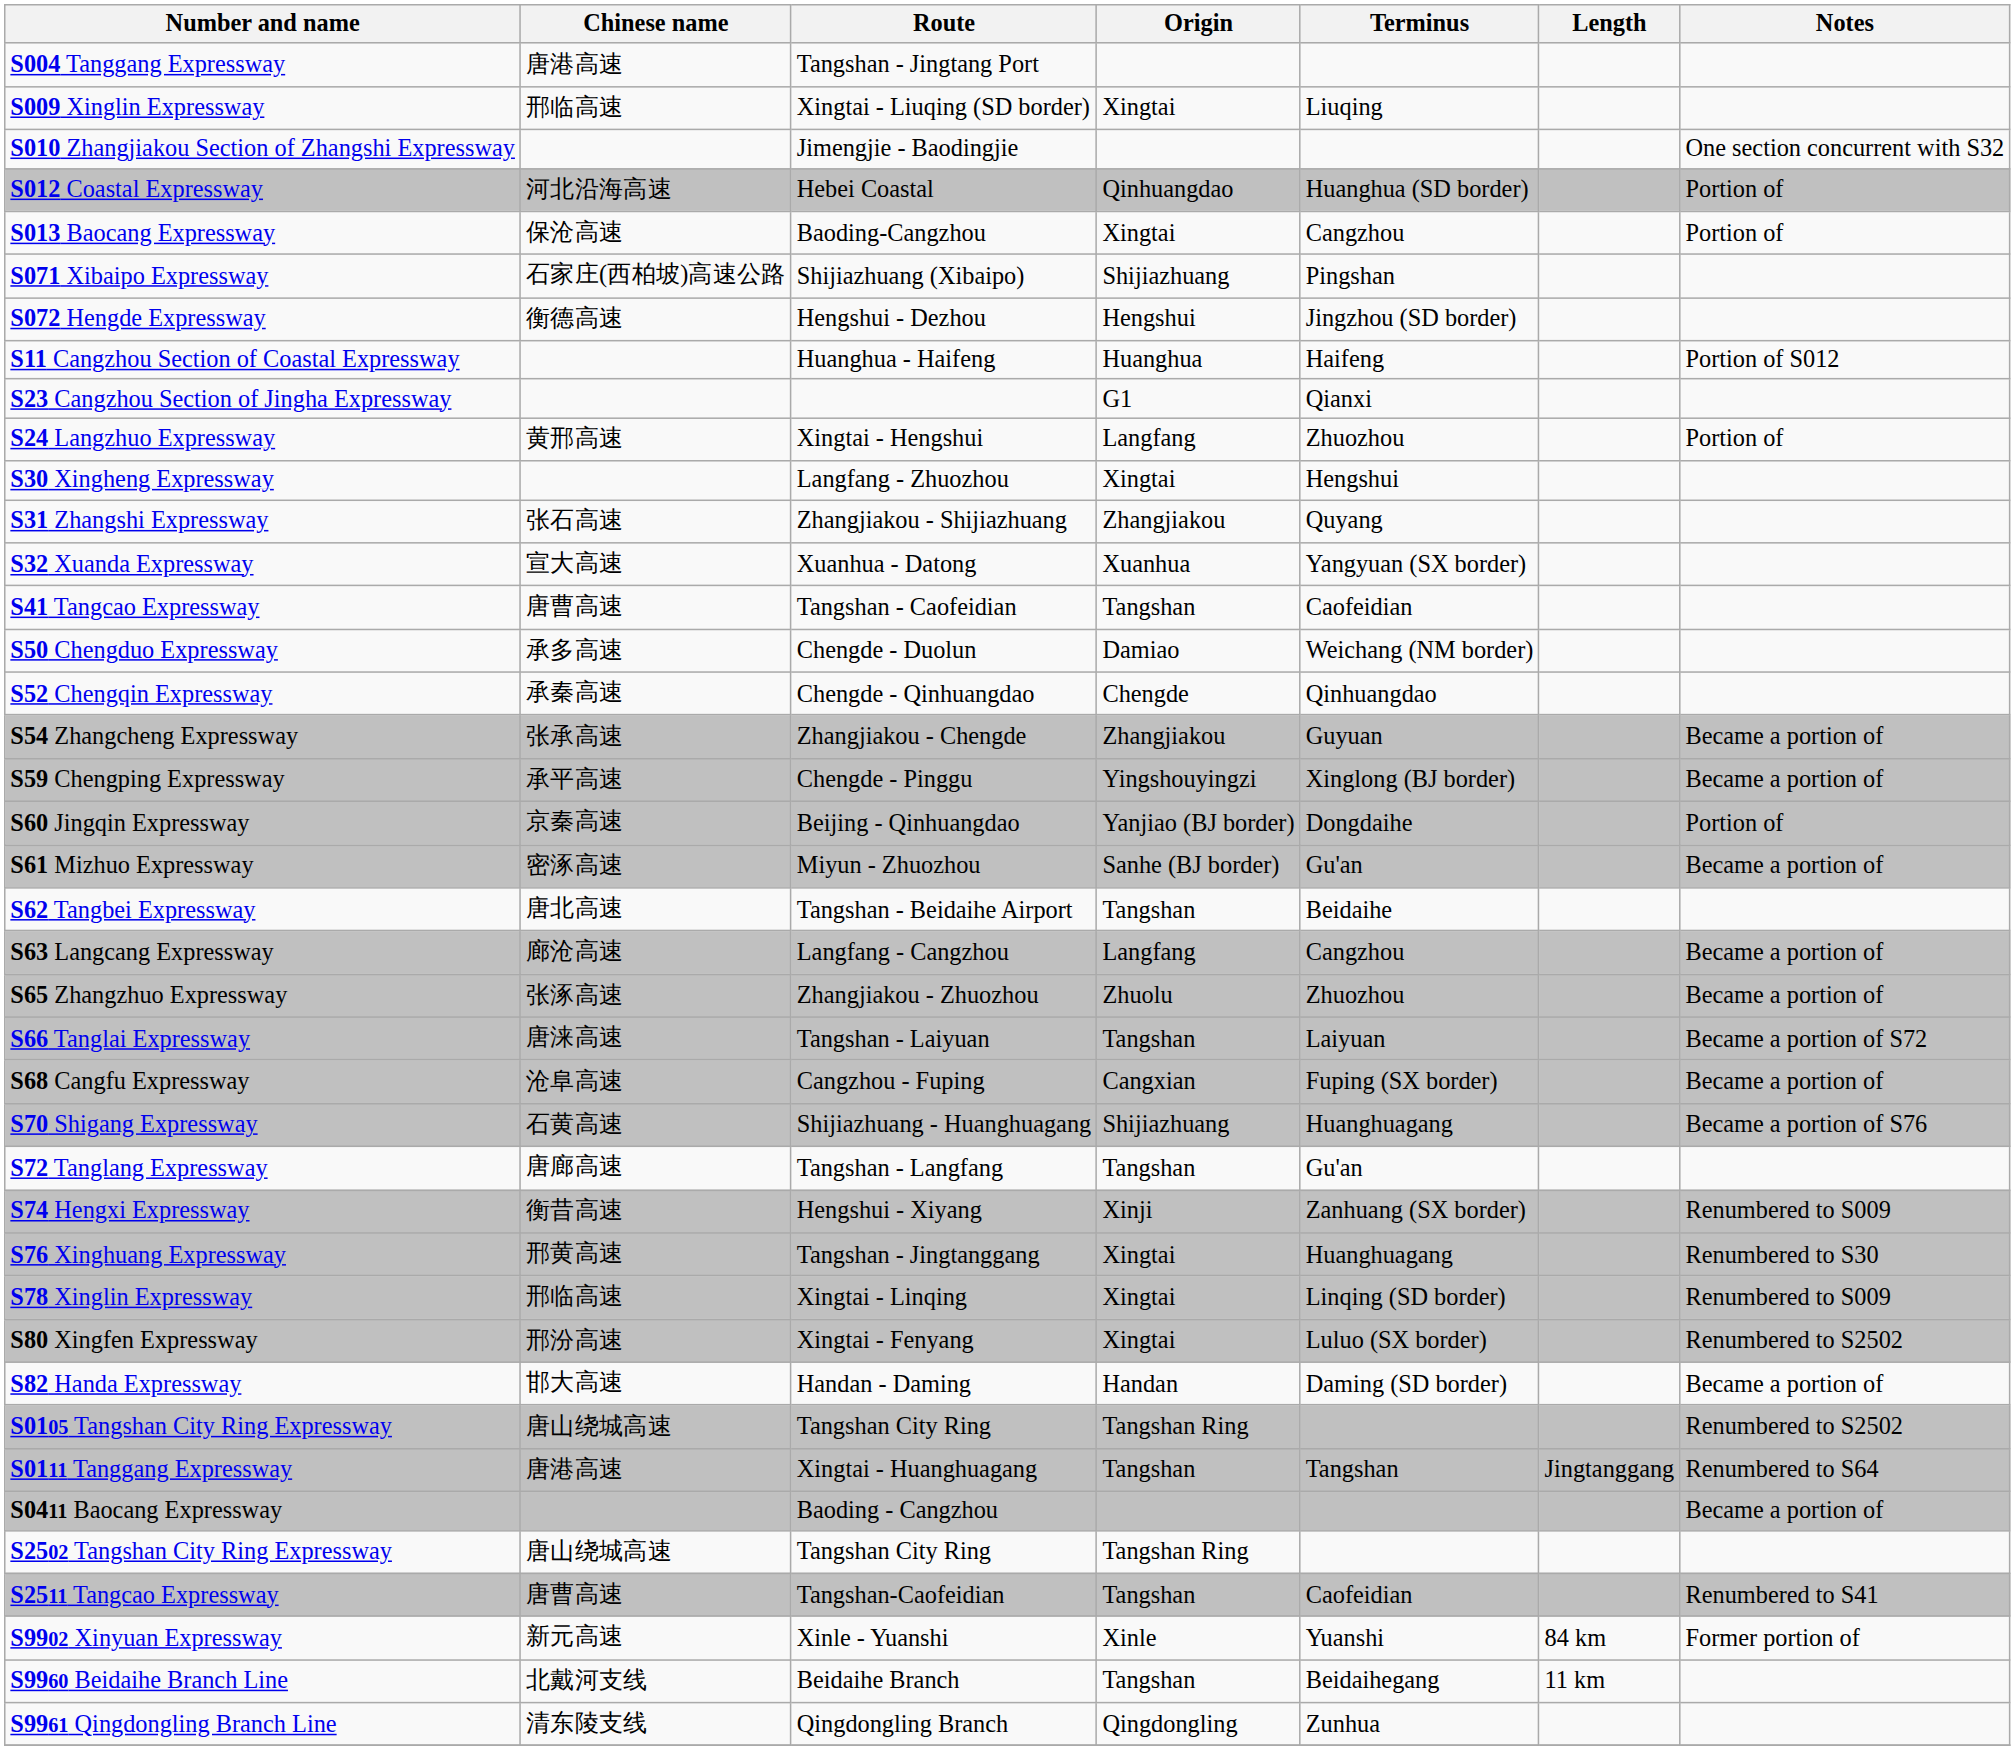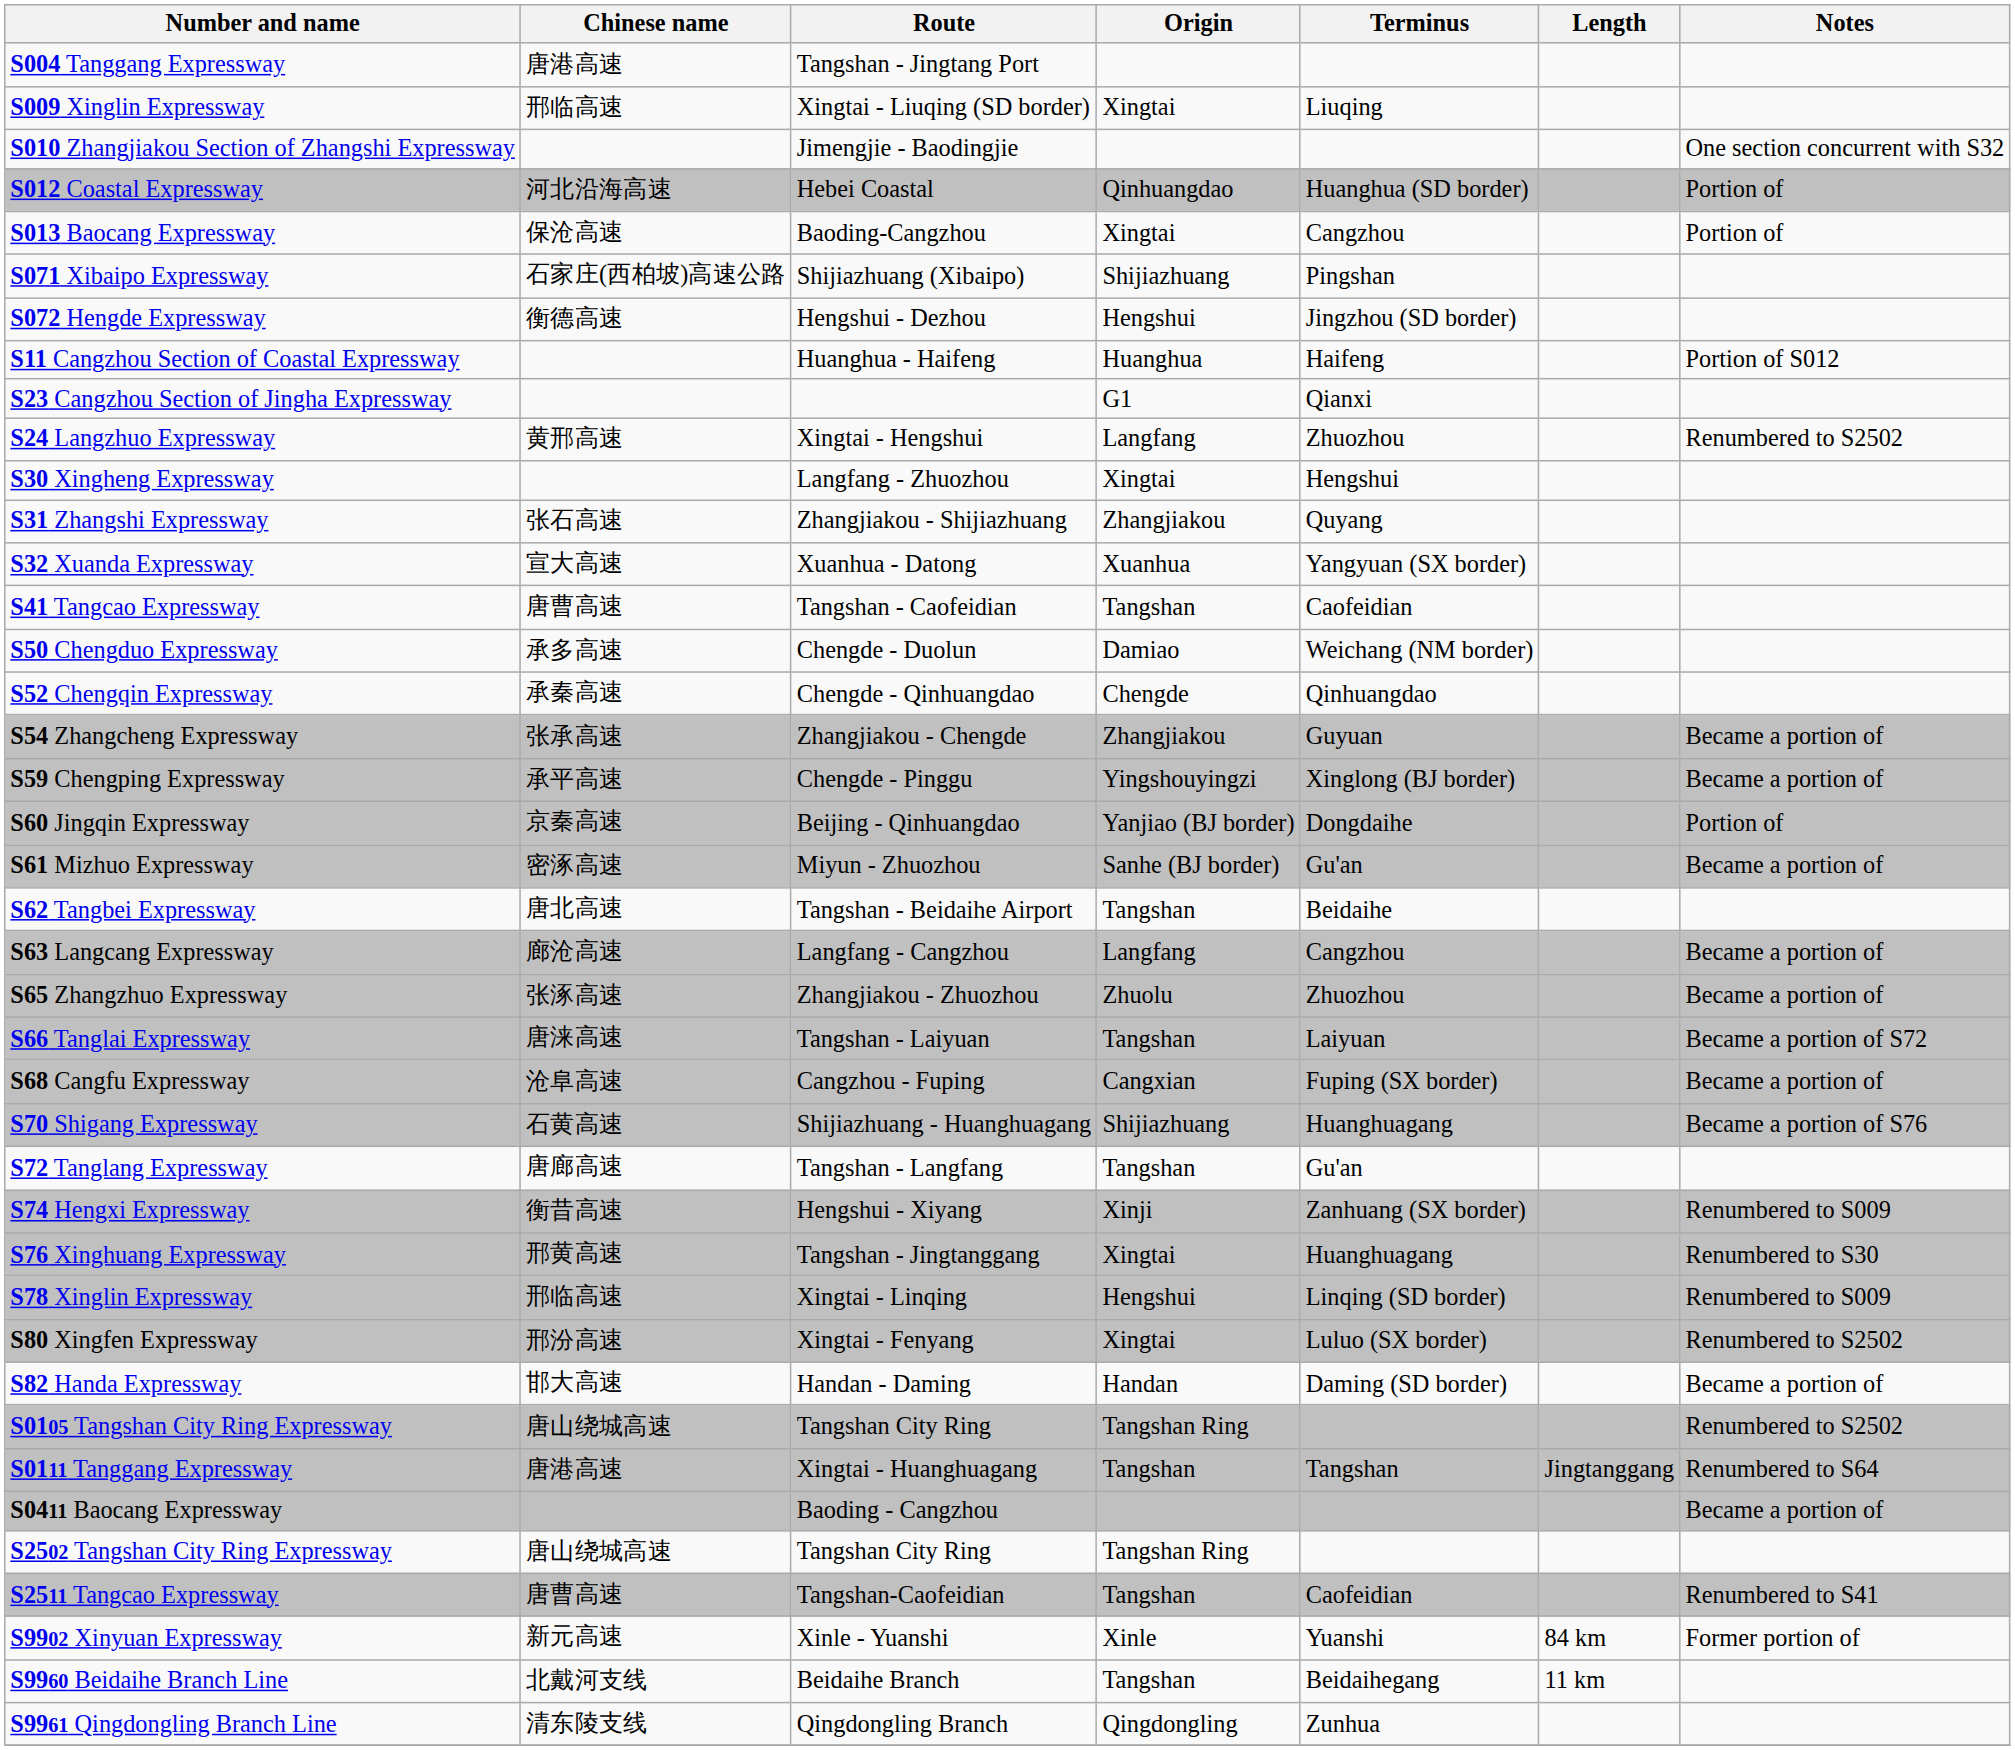(1734, 439) Portion of -> (1794, 439) Renumbered to S2502
(1139, 1297) Xingtai -> (1149, 1297) Hengshui
